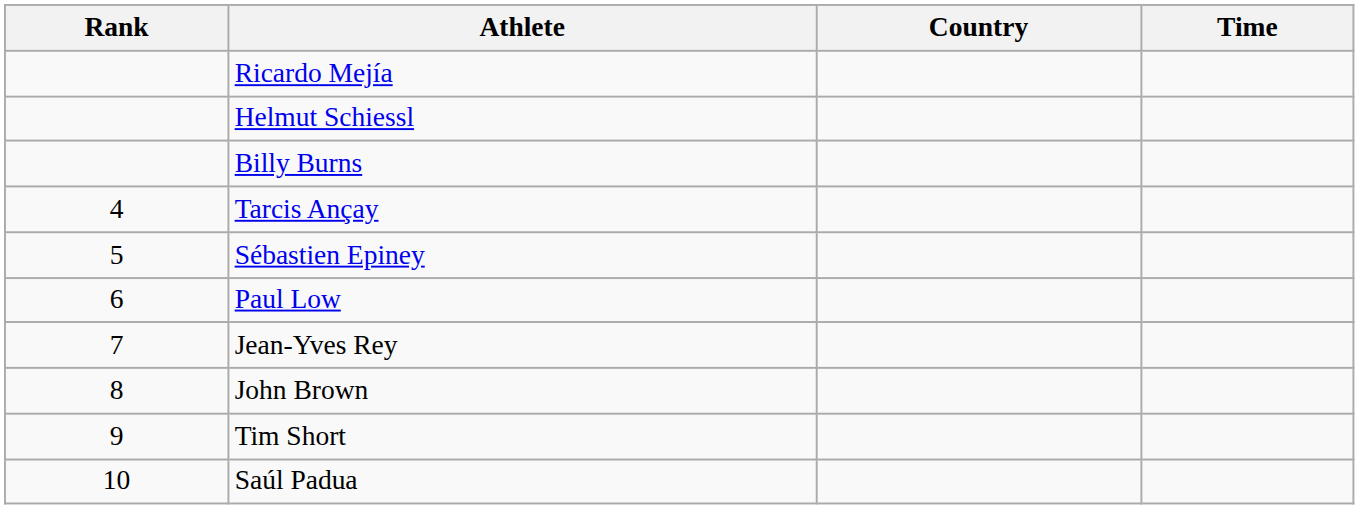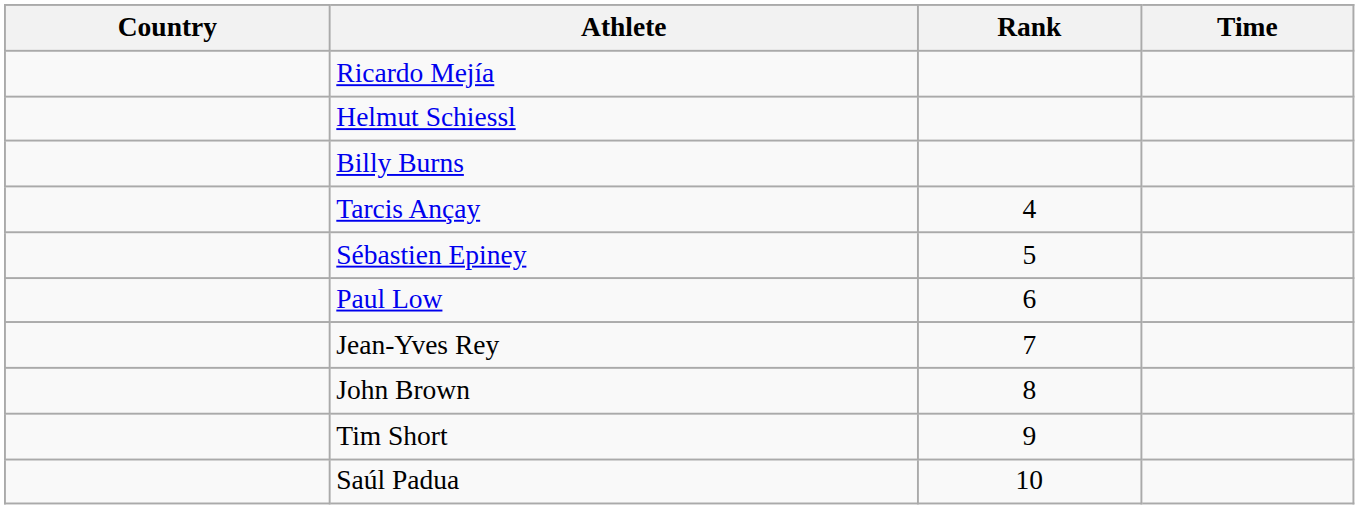columns swapped: (117, 27) <-> (979, 27)
